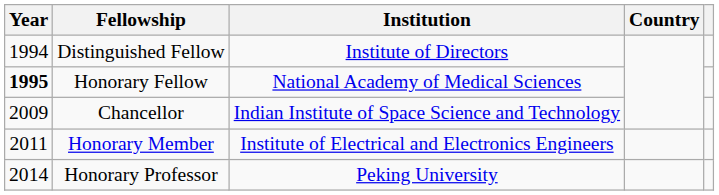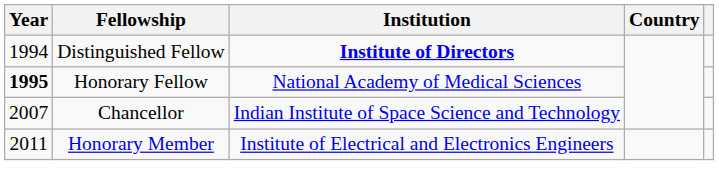(427, 50) normal -> (427, 50) bold
(29, 112) 2009 -> (29, 112) 2007
- row: (141, 174)
